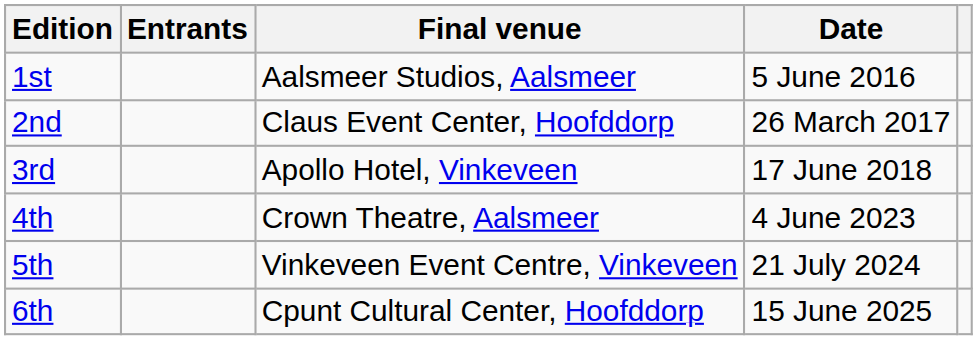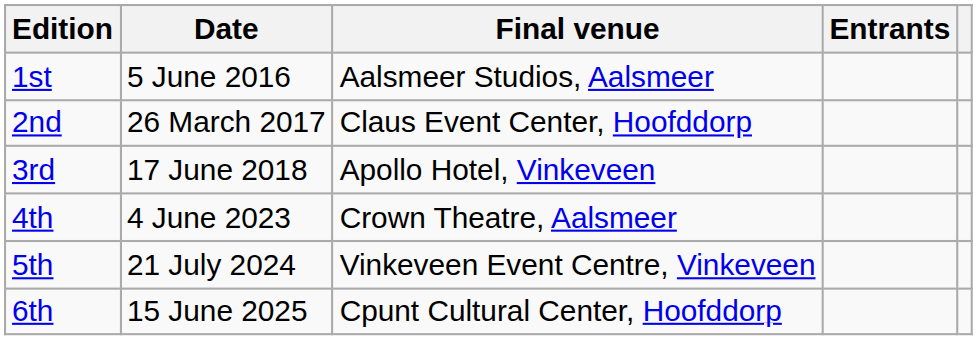columns swapped: (851, 29) <-> (187, 29)
